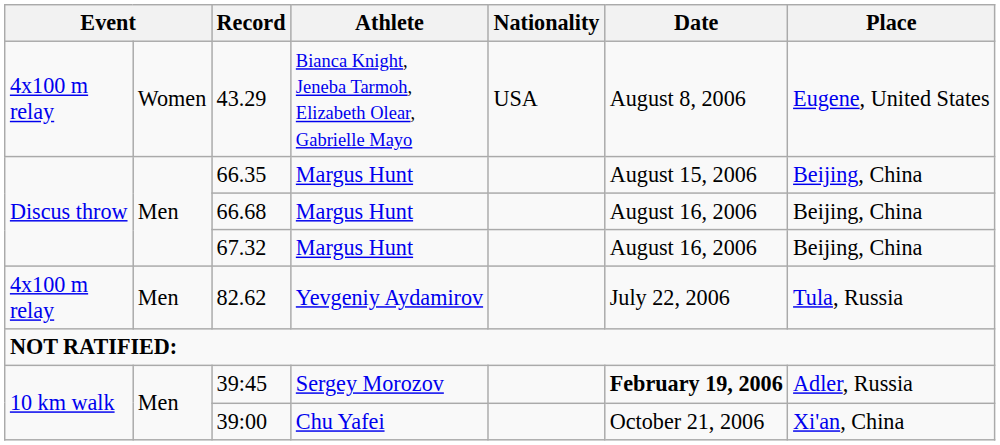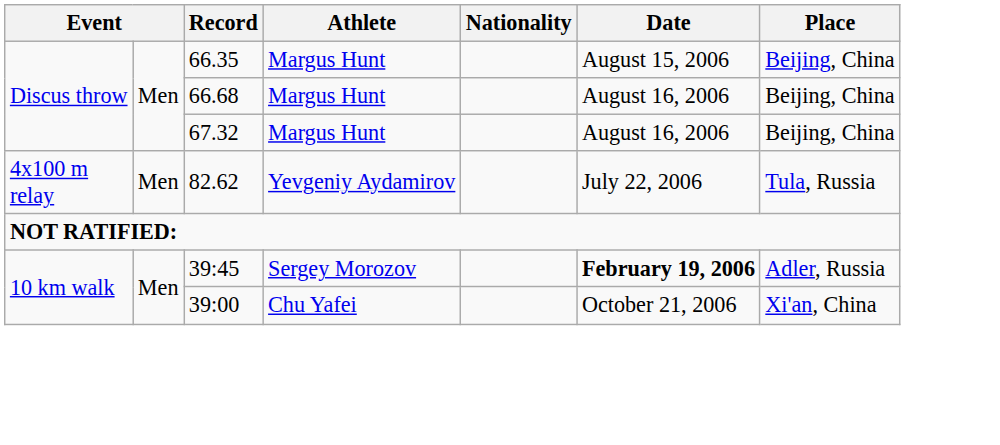- row: (242, 98)
